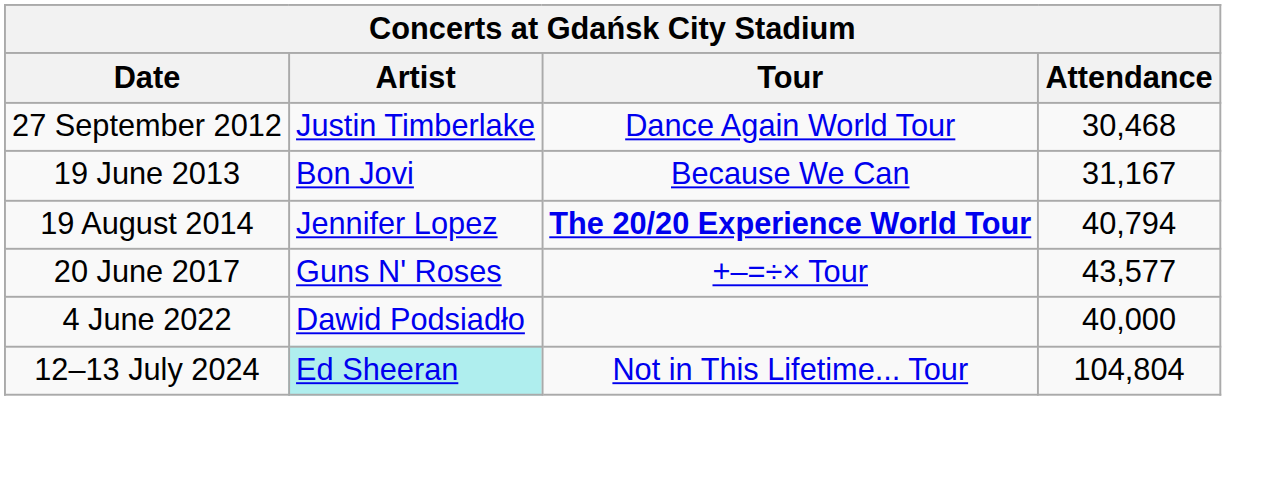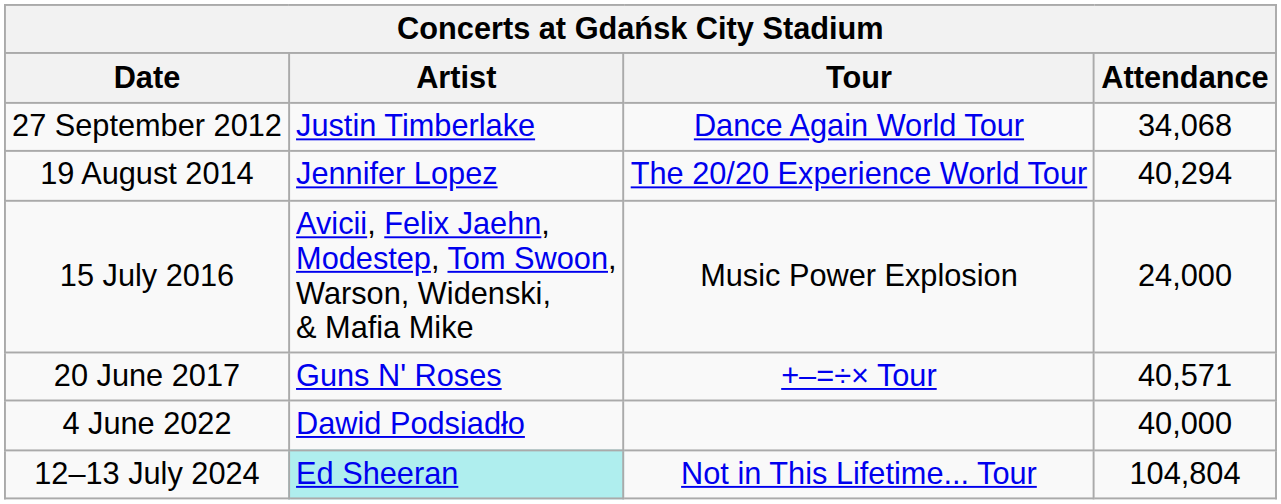(1129, 126) 30,468 -> (1185, 126) 34,068
- row: (147, 175)
(790, 223) bold -> (859, 175) normal
(1129, 223) 40,794 -> (1185, 175) 40,294
+ row: (147, 275)
(1129, 272) 43,577 -> (1185, 376) 40,571
